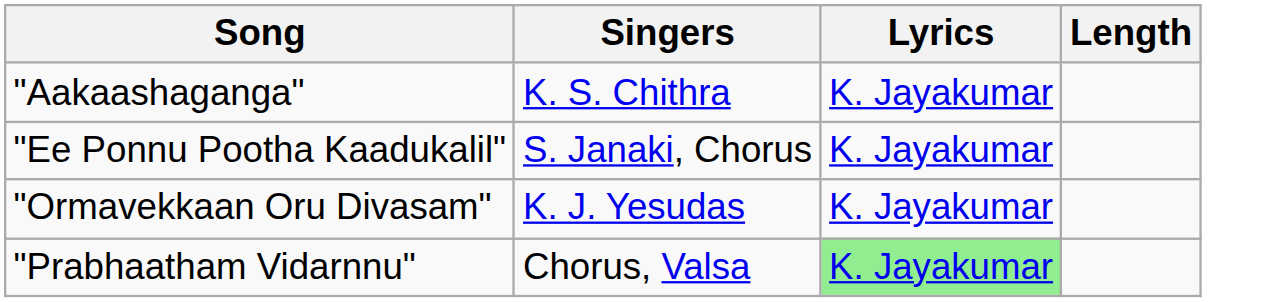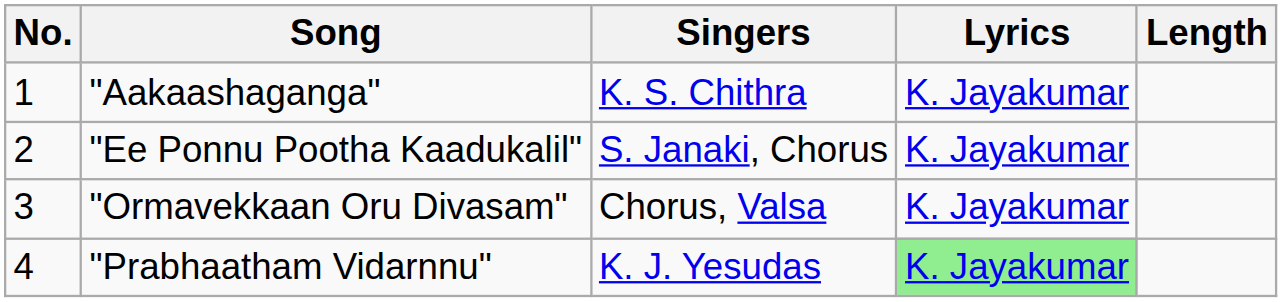+ column: (43, 33)
(634, 207) K. J. Yesudas -> (713, 207) Chorus, Valsa
(637, 265) Chorus, Valsa -> (710, 265) K. J. Yesudas
